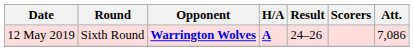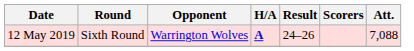(203, 35) bold -> (199, 35) normal
(392, 35) 7,086 -> (384, 35) 7,088
